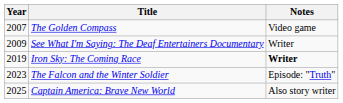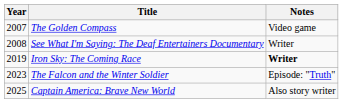(17, 43) 2009 -> (17, 43) 2008
